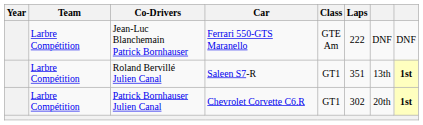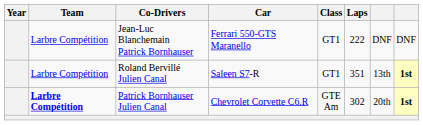(331, 40) GTE Am -> (331, 40) GT1
(55, 101) normal -> (57, 101) bold
(331, 101) GT1 -> (331, 101) GTE Am
